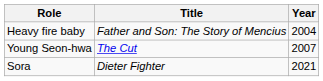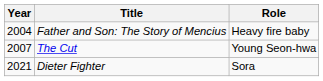columns swapped: (304, 13) <-> (49, 13)
